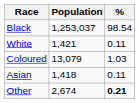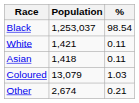rows swapped: (27, 59) <-> (19, 75)
(117, 91) bold -> (117, 91) normal
